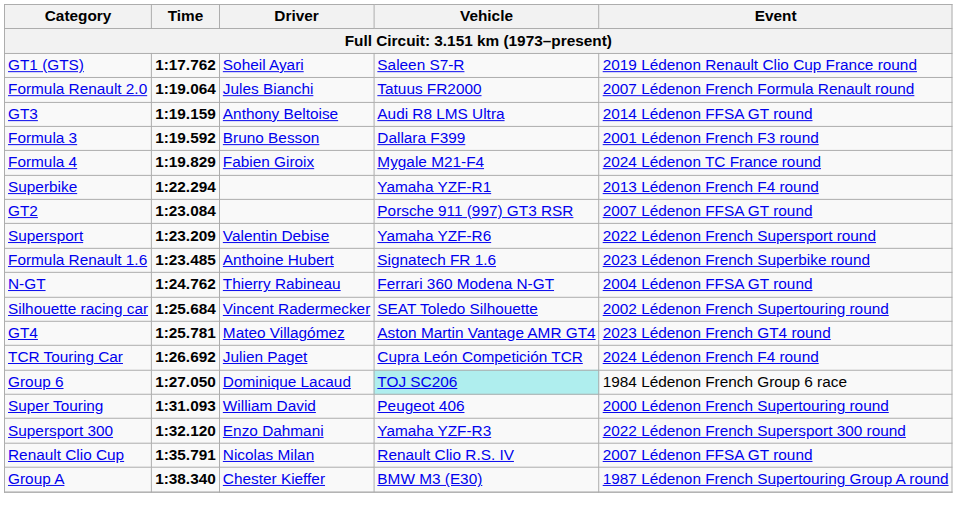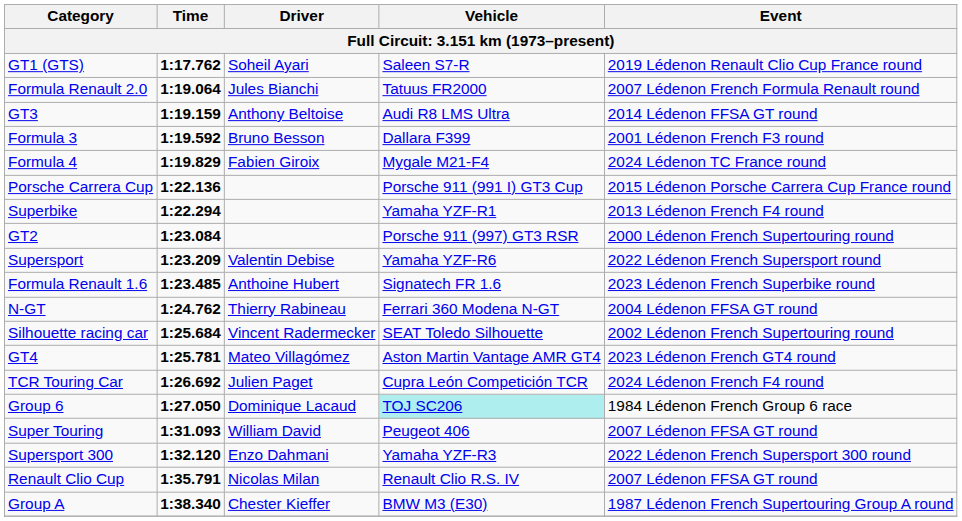+ row: (81, 187)
(708, 211) 2007 Lédenon FFSA GT round -> (751, 235) 2000 Lédenon French Supertouring round
(746, 406) 2000 Lédenon French Supertouring round -> (713, 430) 2007 Lédenon FFSA GT round
